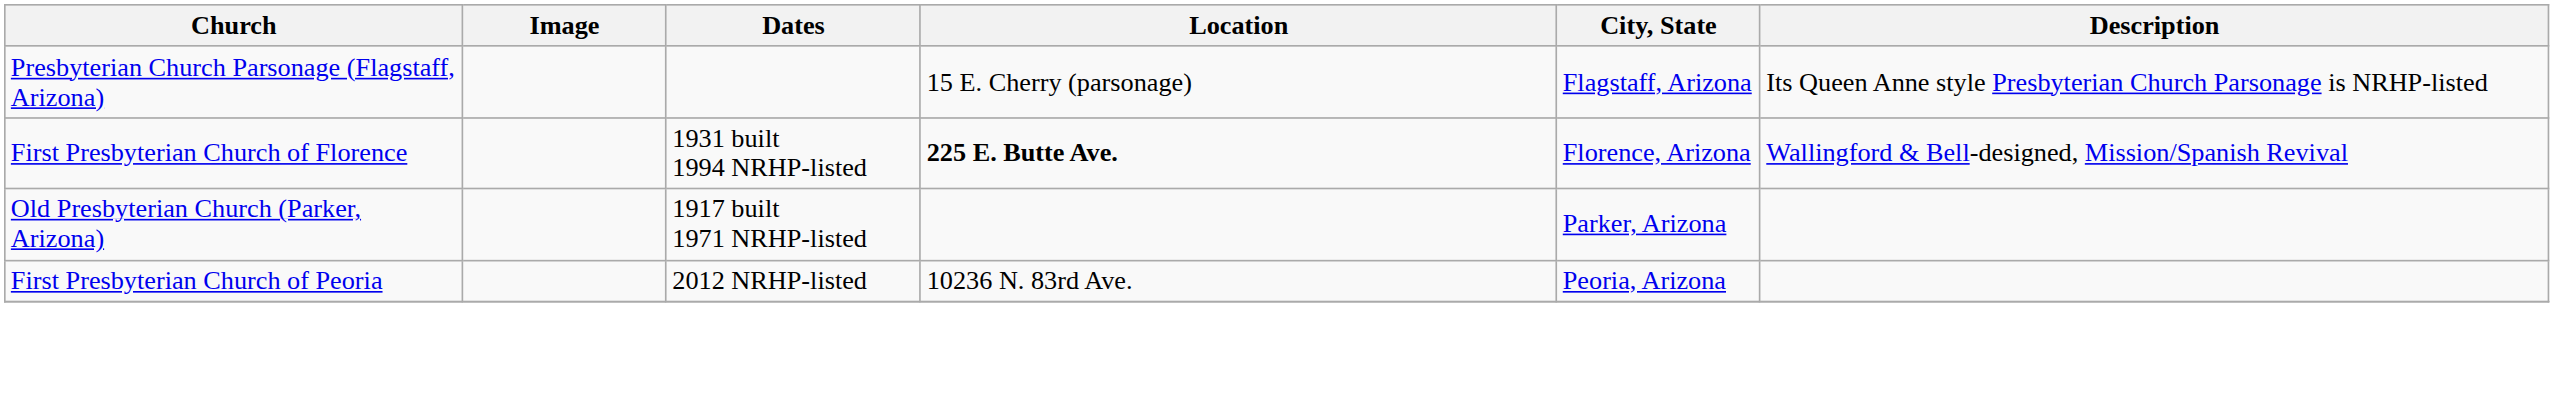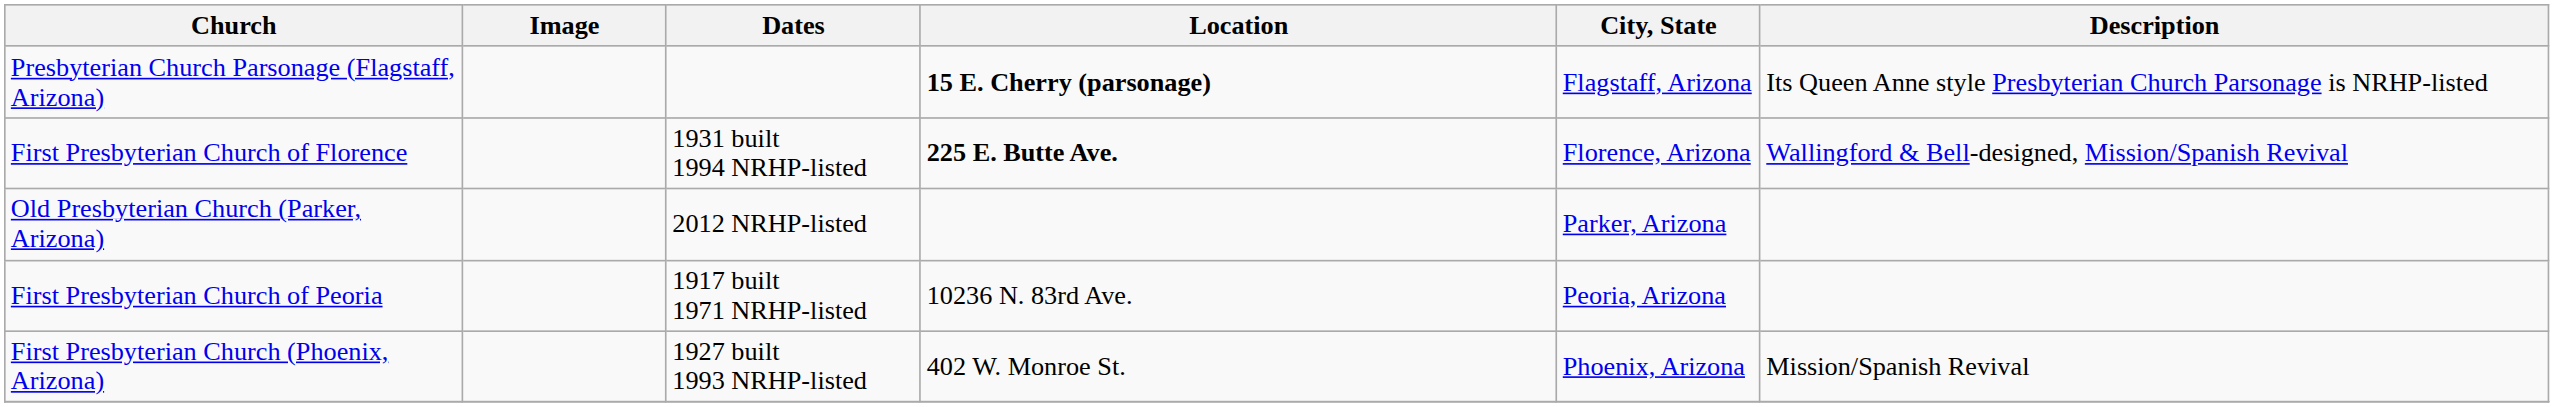(1059, 81) normal -> (1069, 81) bold
(770, 223) 1917 built 1971 NRHP-listed -> (770, 223) 2012 NRHP-listed
(770, 280) 2012 NRHP-listed -> (770, 295) 1917 built 1971 NRHP-listed
+ row: (200, 366)
